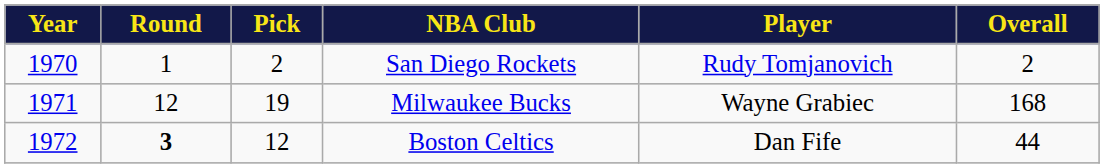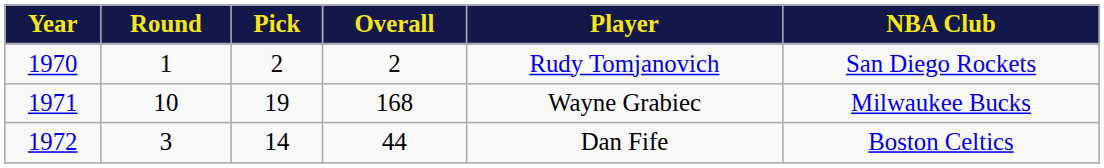columns swapped: (1028, 24) <-> (481, 24)
(166, 102) 12 -> (166, 102) 10
(166, 142) bold -> (166, 142) normal
(277, 142) 12 -> (277, 142) 14
